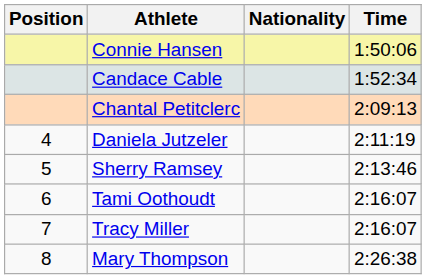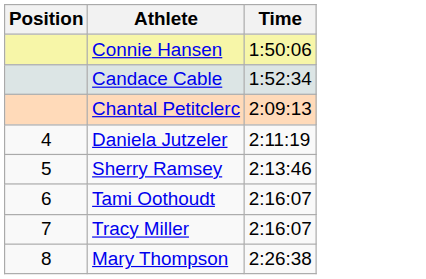- column: (297, 19)
